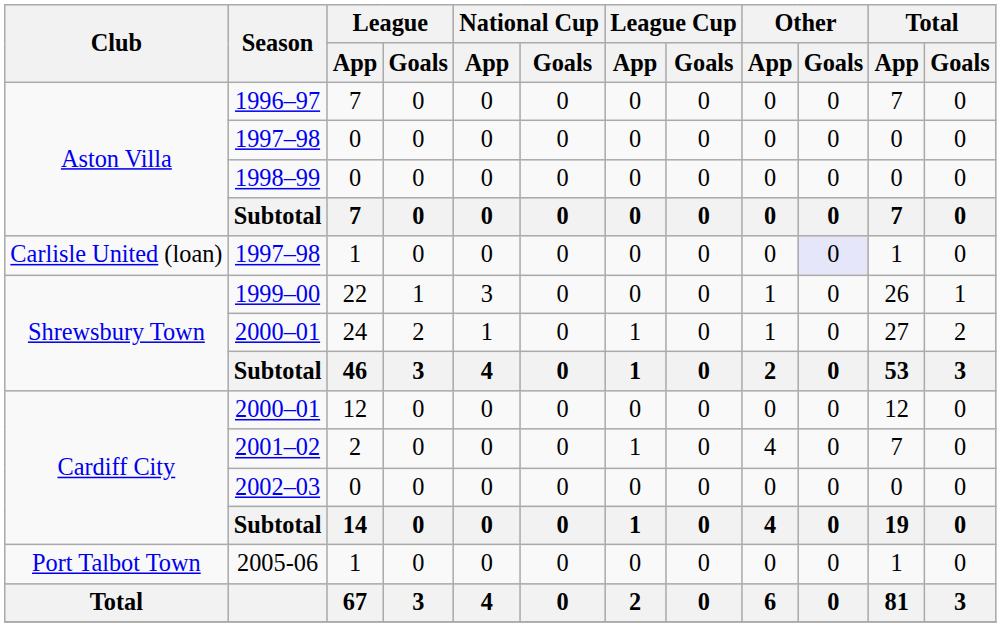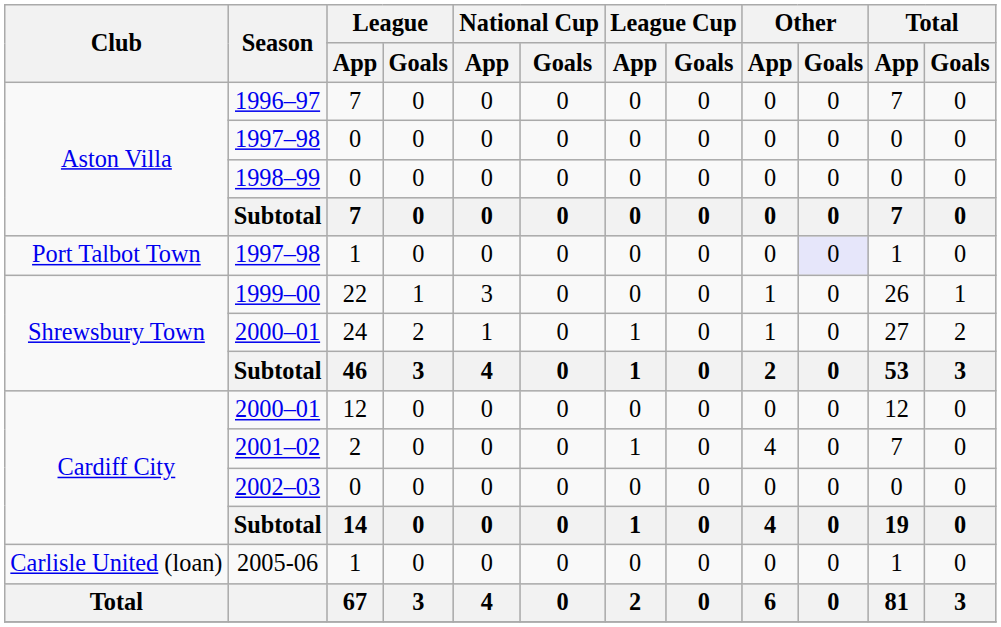(116, 255) Carlisle United (loan) -> (116, 255) Port Talbot Town
(116, 563) Port Talbot Town -> (116, 563) Carlisle United (loan)
